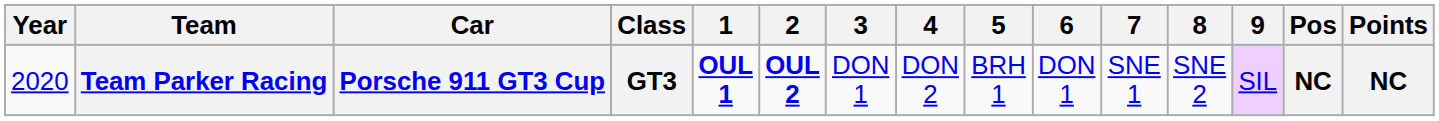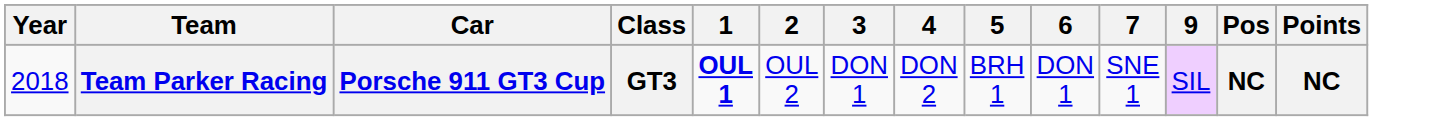- column: (1200, 25)
(40, 80) 2020 -> (40, 80) 2018
(792, 80) bold -> (792, 80) normal
